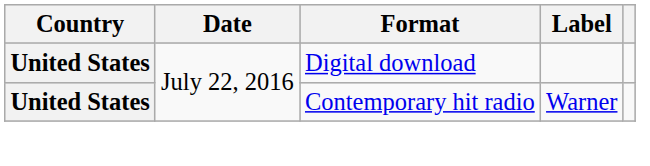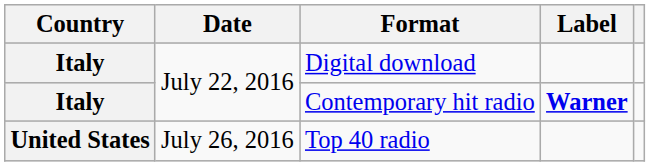(80, 62) United States -> (80, 62) Italy
(80, 101) United States -> (80, 101) Italy
(582, 101) normal -> (587, 101) bold
+ row: (367, 140)
